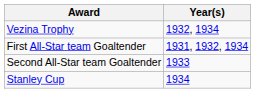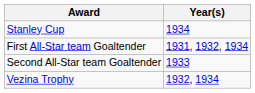rows swapped: (40, 29) <-> (36, 79)
